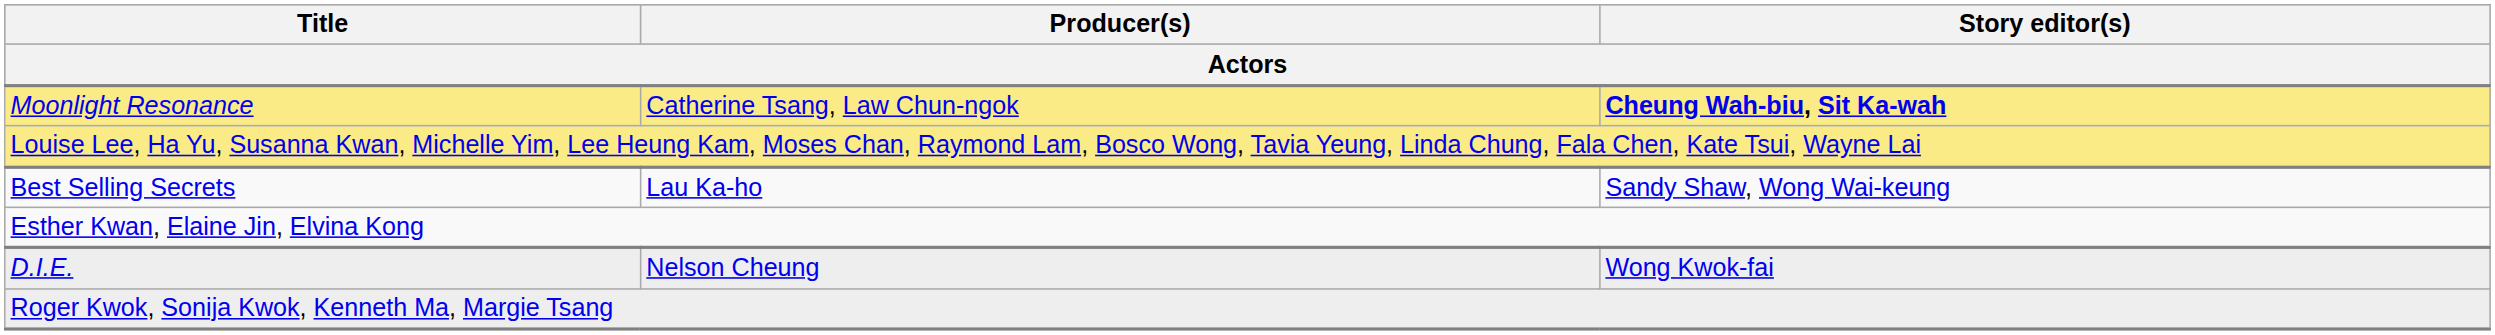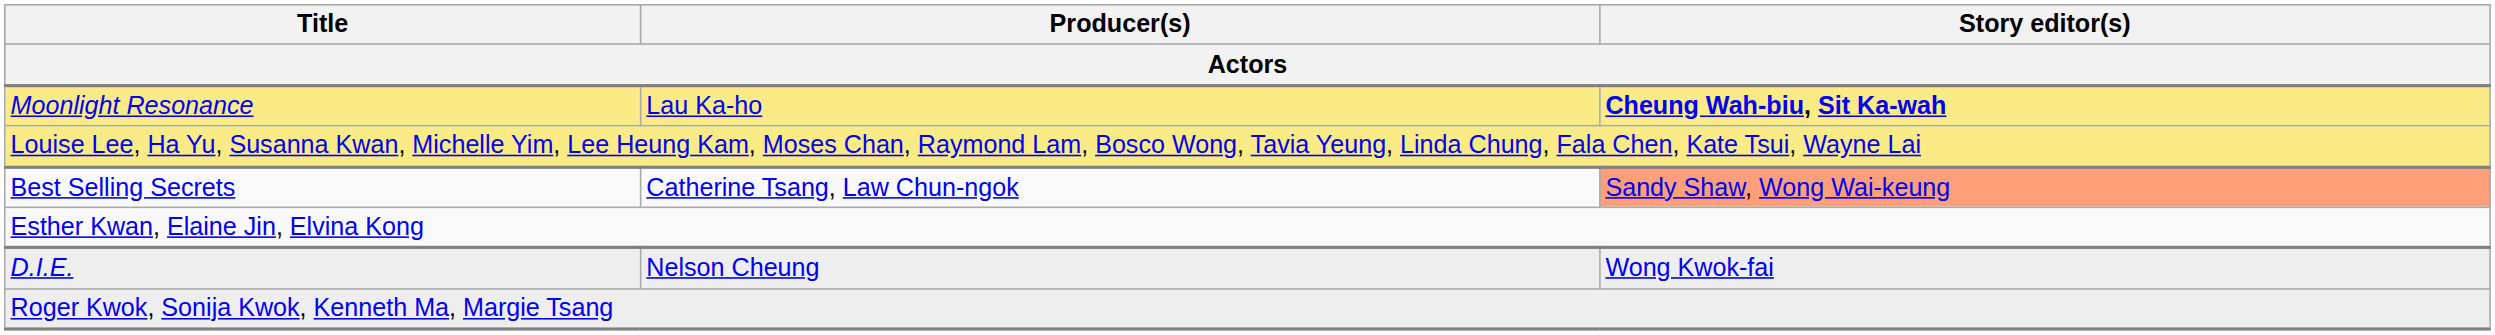(833, 105) Catherine Tsang, Law Chun-ngok -> (704, 105) Lau Ka-ho
(704, 186) Lau Ka-ho -> (833, 186) Catherine Tsang, Law Chun-ngok
(1778, 186) no background -> (1778, 186) lightsalmon background
